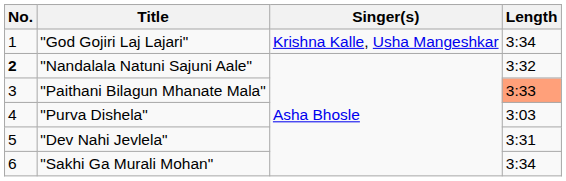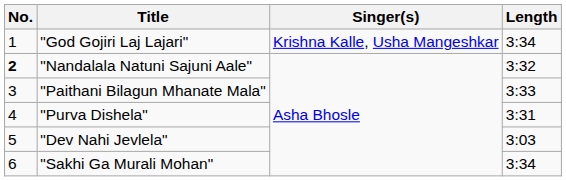(521, 91) lightsalmon background -> (521, 91) no background
(521, 115) 3:03 -> (521, 115) 3:31
(521, 140) 3:31 -> (521, 140) 3:03
